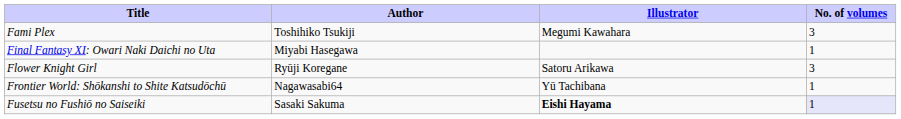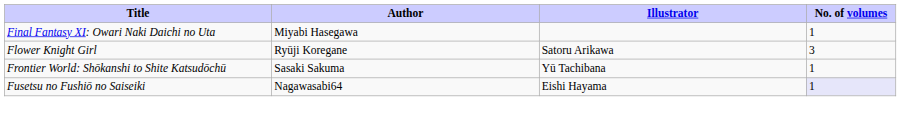- row: (31, 31)
(308, 86) Nagawasabi64 -> (309, 68) Sasaki Sakuma
(309, 104) Sasaki Sakuma -> (308, 86) Nagawasabi64
(576, 104) bold -> (574, 86) normal
